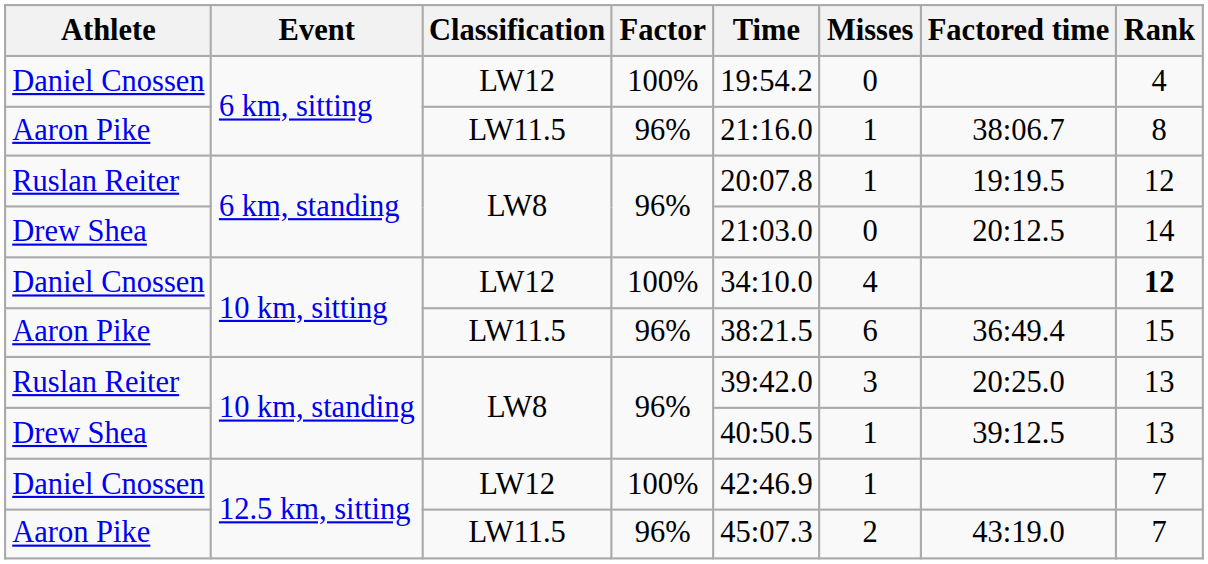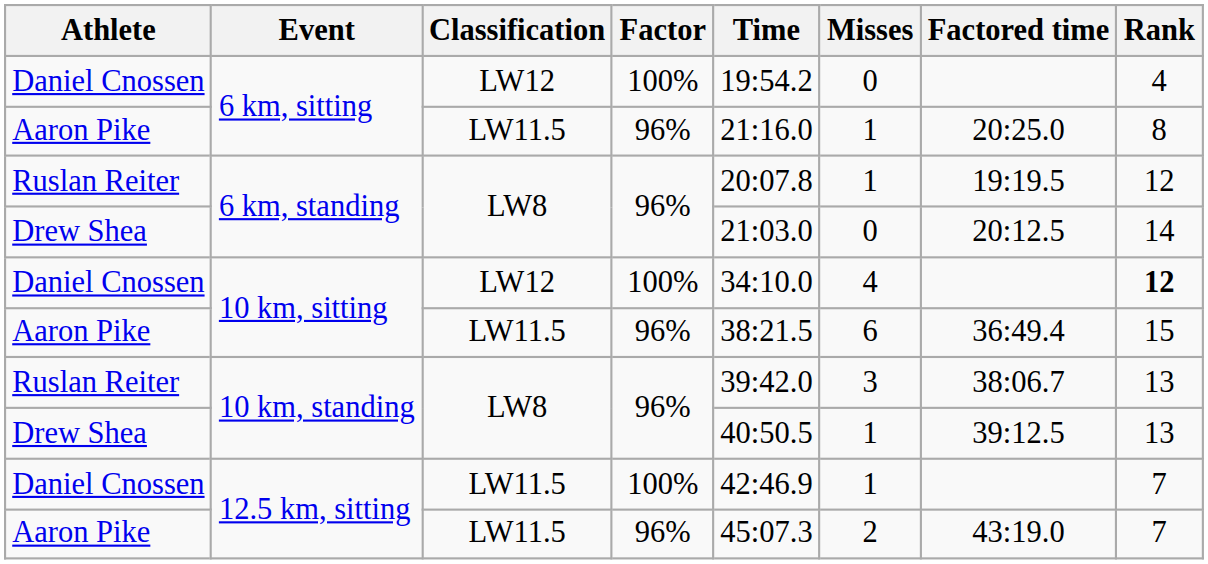(1019, 130) 38:06.7 -> (1019, 130) 20:25.0
(1019, 382) 20:25.0 -> (1019, 382) 38:06.7
(517, 483) LW12 -> (517, 483) LW11.5
